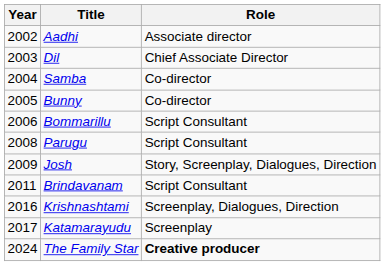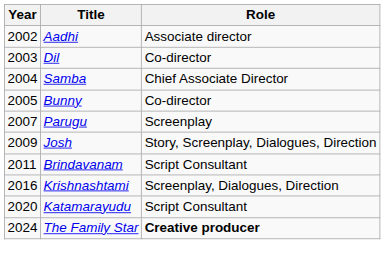(216, 57) Chief Associate Director -> (178, 57) Co-director
(178, 79) Co-director -> (216, 79) Chief Associate Director
- row: (77, 121)
(22, 143) 2008 -> (22, 121) 2007
(196, 143) Script Consultant -> (178, 121) Screenplay
(22, 228) 2017 -> (22, 206) 2020
(178, 228) Screenplay -> (196, 206) Script Consultant
